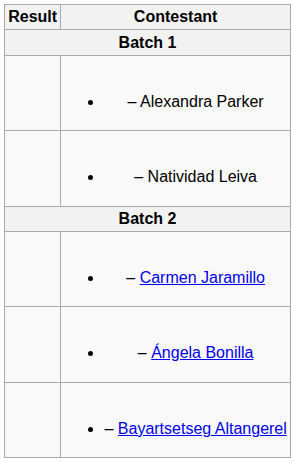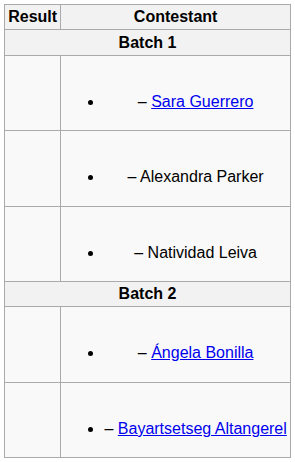+ row: (176, 102)
- row: (176, 278)
